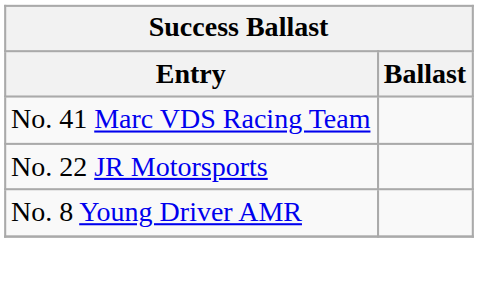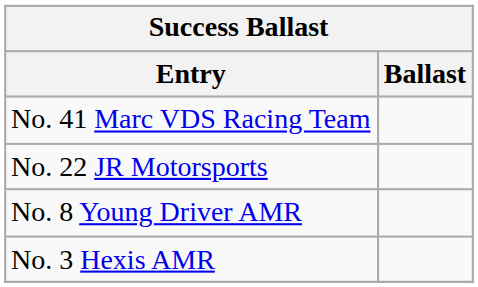+ row: (113, 258)
